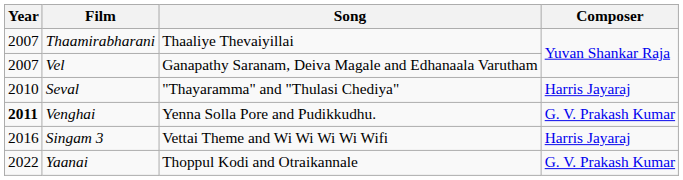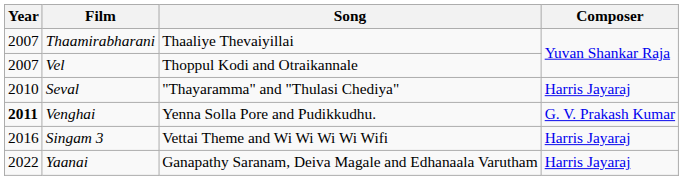(350, 65) Ganapathy Saranam, Deiva Magale and Edhanaala Varutham -> (260, 65) Thoppul Kodi and Otraikannale
(260, 162) Thoppul Kodi and Otraikannale -> (350, 162) Ganapathy Saranam, Deiva Magale and Edhanaala Varutham
(610, 162) G. V. Prakash Kumar -> (588, 162) Harris Jayaraj
